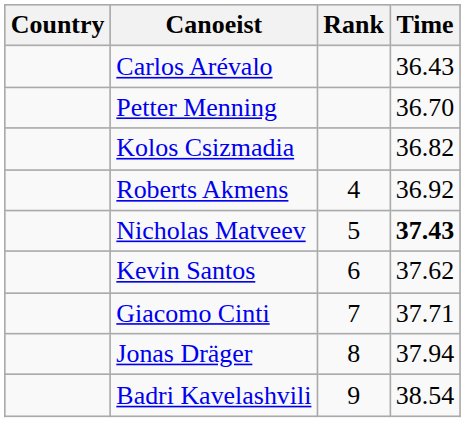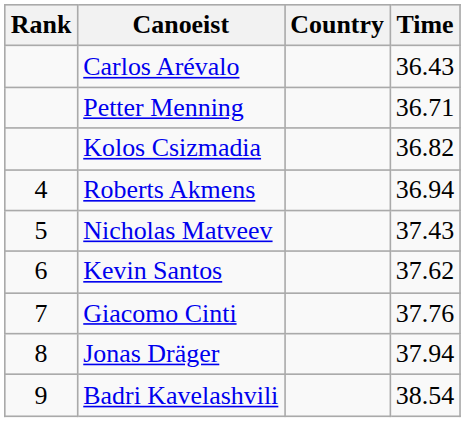columns swapped: (354, 25) <-> (58, 25)
(425, 107) 36.70 -> (425, 107) 36.71
(425, 189) 36.92 -> (425, 189) 36.94
(425, 230) bold -> (425, 230) normal
(425, 312) 37.71 -> (425, 312) 37.76
